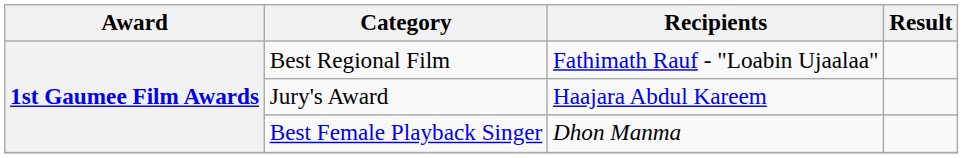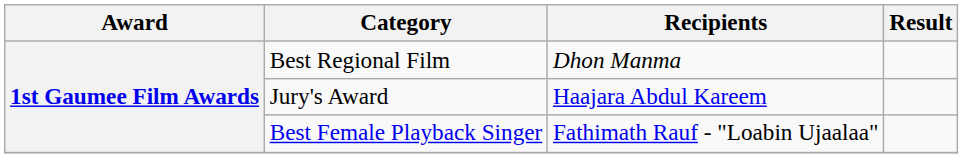(716, 59) Fathimath Rauf - "Loabin Ujaalaa" -> (617, 59) Dhon Manma
(617, 133) Dhon Manma -> (716, 133) Fathimath Rauf - "Loabin Ujaalaa"
